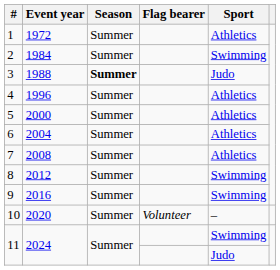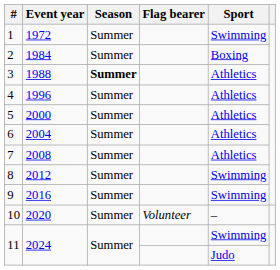(234, 34) Athletics -> (239, 34) Swimming
(239, 54) Swimming -> (229, 54) Boxing
(223, 74) Judo -> (234, 74) Athletics
